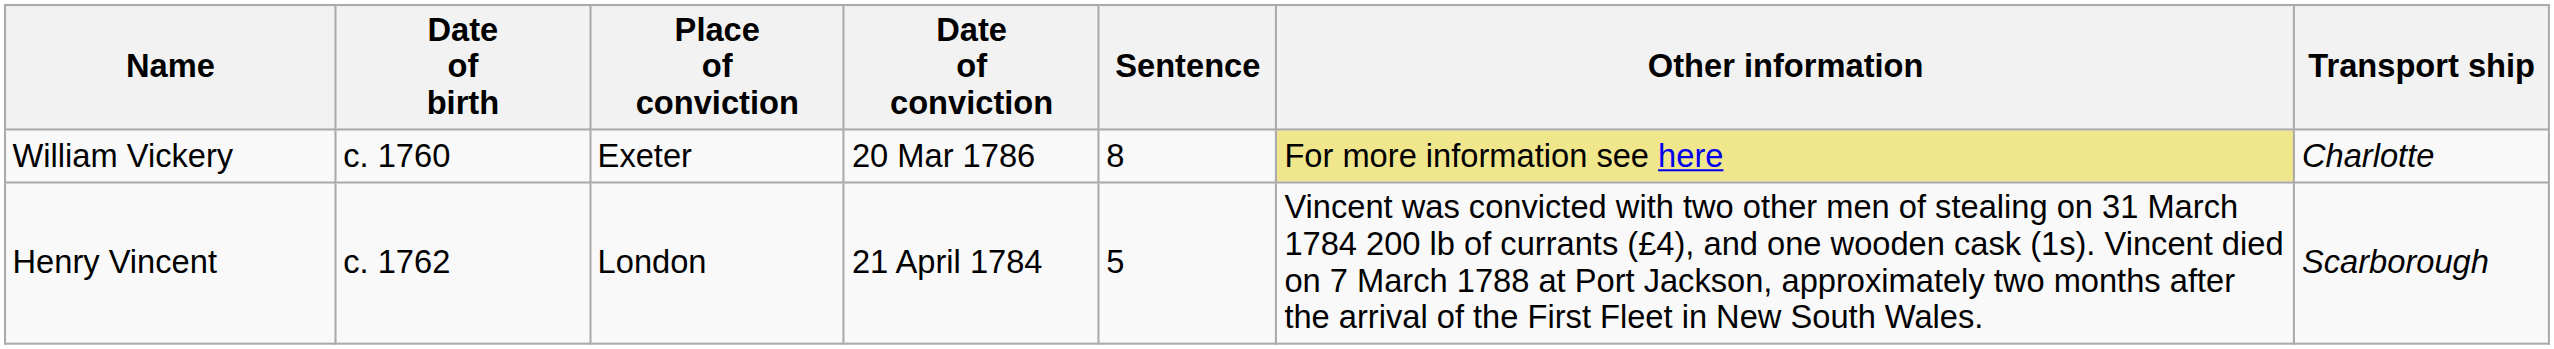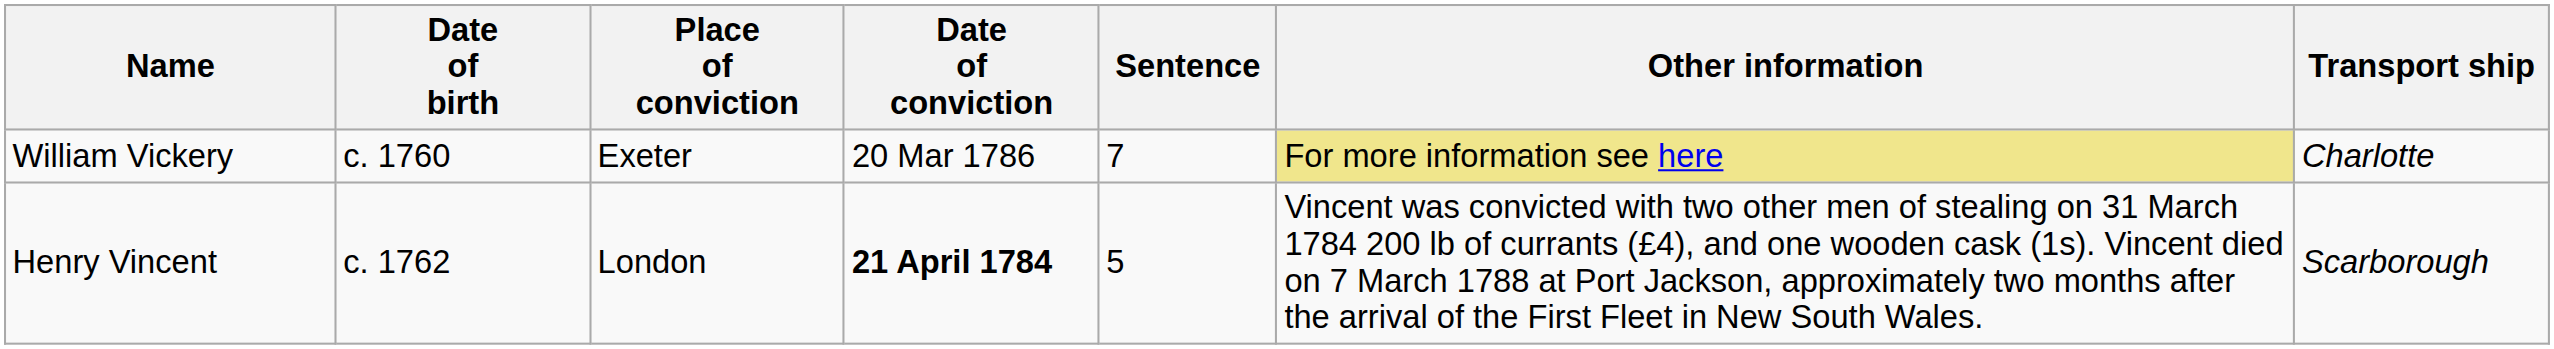(1115, 155) 8 -> (1115, 155) 7
(947, 262) normal -> (952, 262) bold
